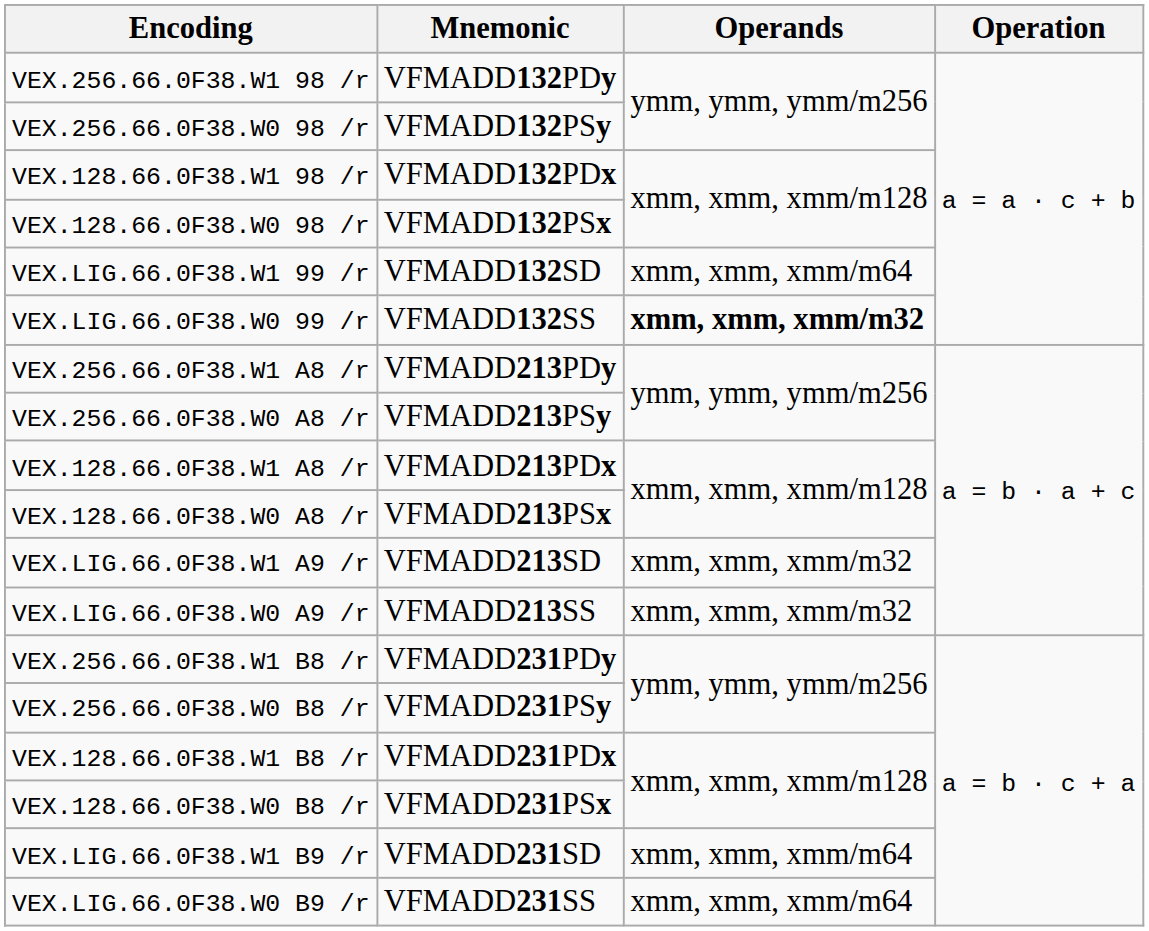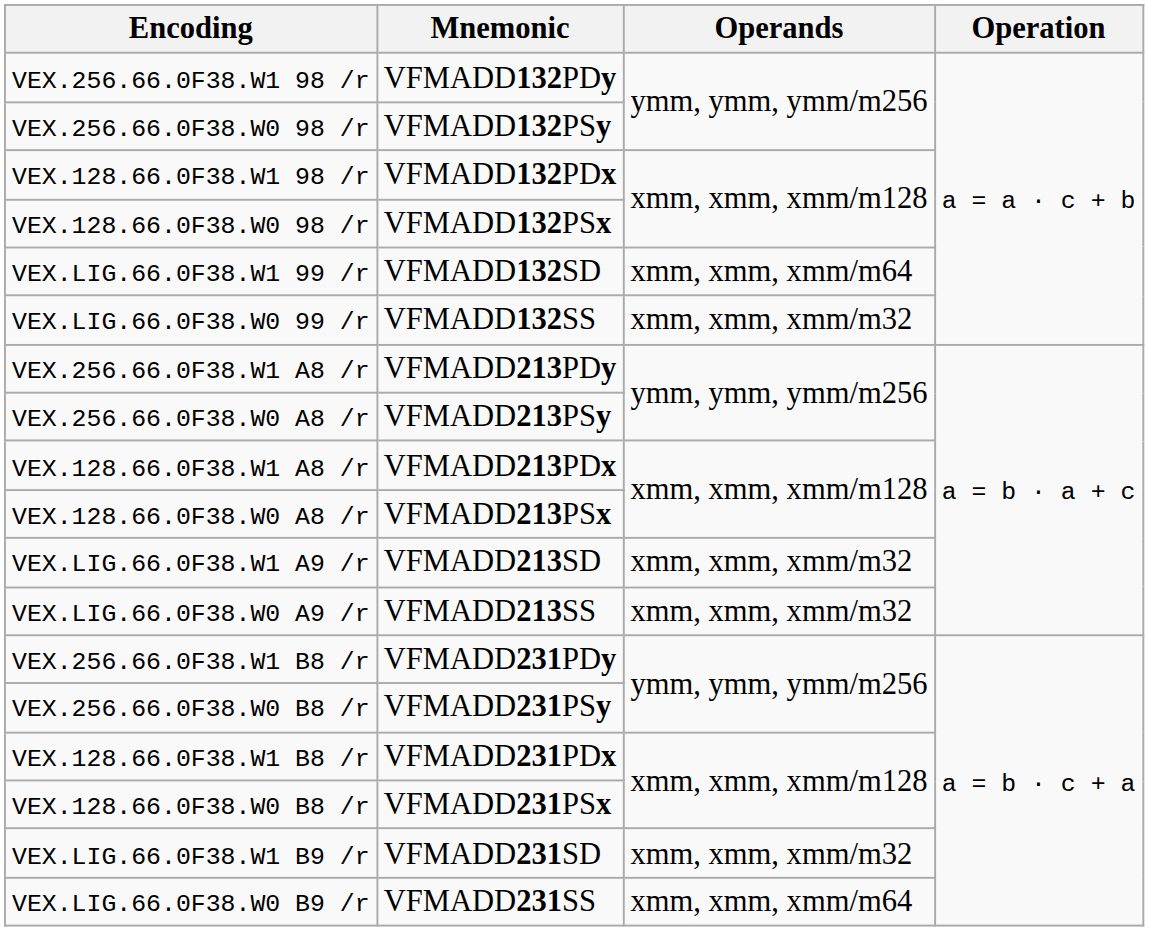(777, 319) bold -> (771, 319) normal
(771, 852) xmm, xmm, xmm/m64 -> (771, 852) xmm, xmm, xmm/m32
